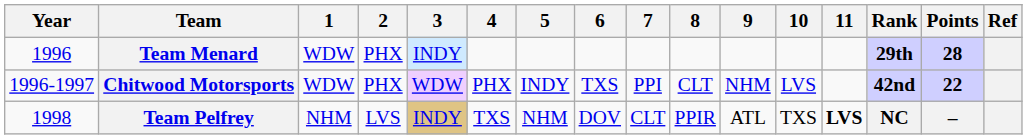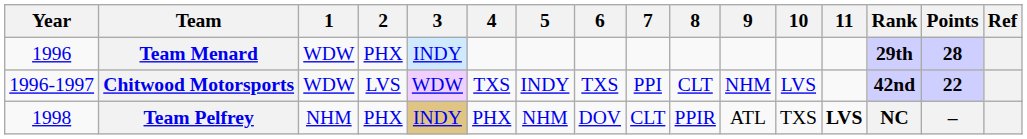(383, 85) PHX -> (383, 85) LVS
(492, 85) PHX -> (492, 85) TXS
(383, 117) LVS -> (383, 117) PHX
(492, 117) TXS -> (492, 117) PHX
